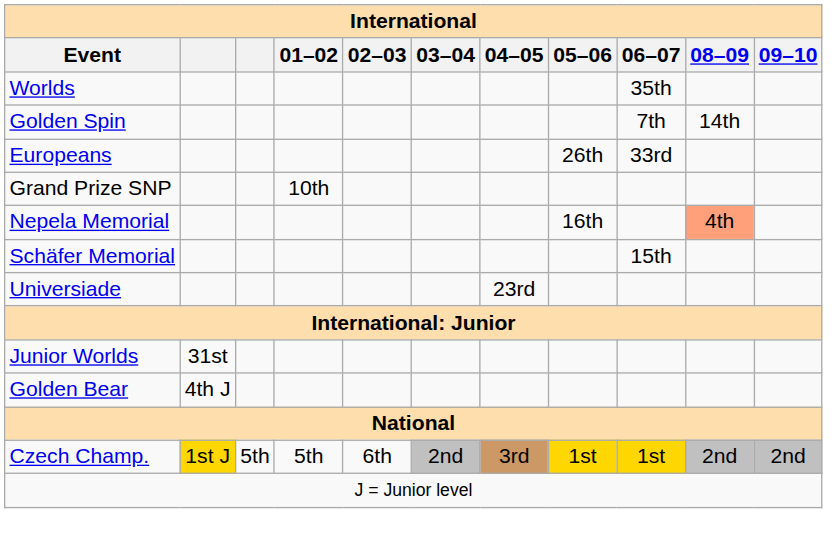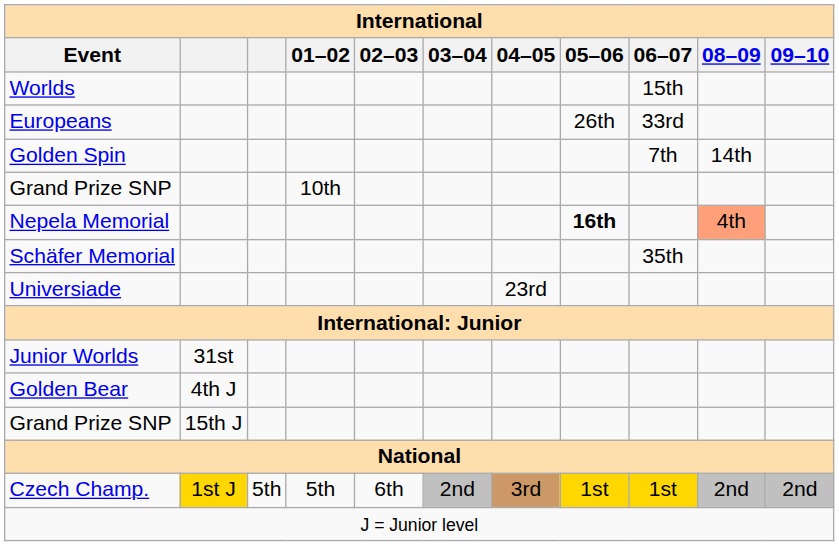(651, 88) 35th -> (663, 88) 15th
rows swapped: (61, 155) <-> (68, 121)
(583, 222) normal -> (594, 222) bold
(651, 255) 15th -> (663, 255) 35th
+ row: (91, 423)
